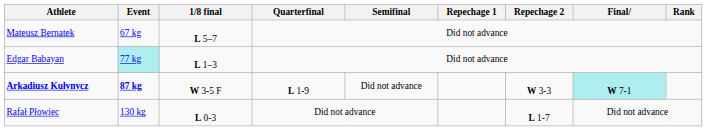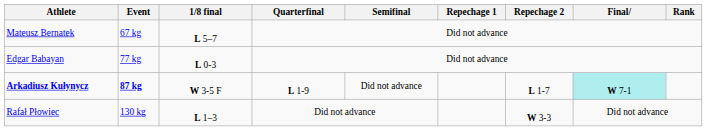(131, 60) paleturquoise background -> (131, 60) no background
(206, 65) L 1–3 -> (206, 65) L 0-3
(539, 92) W 3-3 -> (539, 92) L 1-7
(206, 118) L 0-3 -> (206, 118) L 1–3
(539, 118) L 1-7 -> (539, 118) W 3-3
